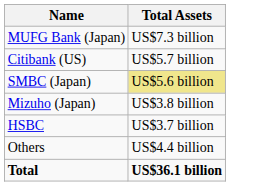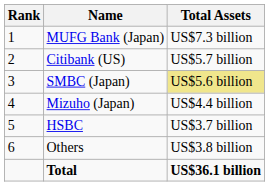+ column: (24, 15)
(173, 103) US$3.8 billion -> (212, 103) US$4.4 billion
(173, 147) US$4.4 billion -> (212, 147) US$3.8 billion
